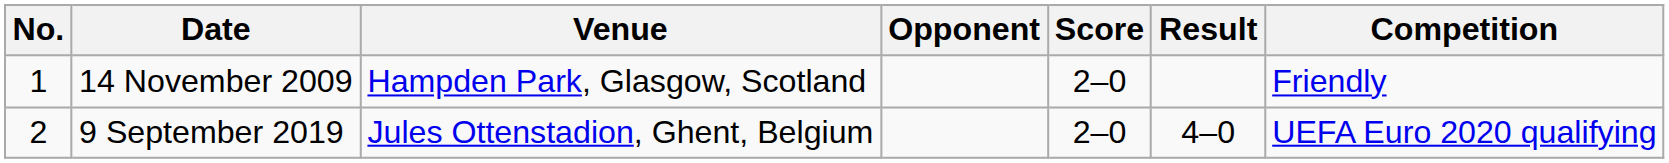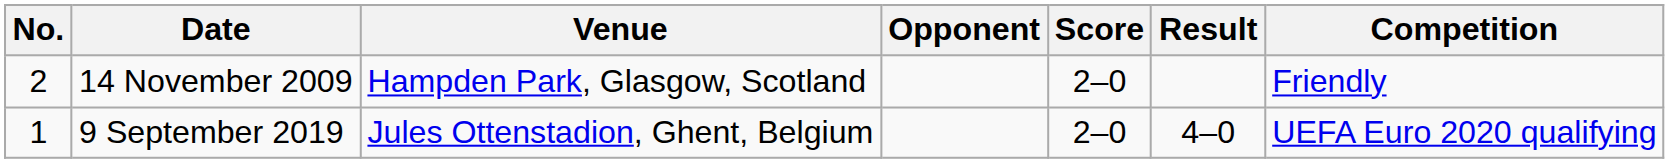(38, 81) 1 -> (38, 81) 2
(38, 132) 2 -> (38, 132) 1
